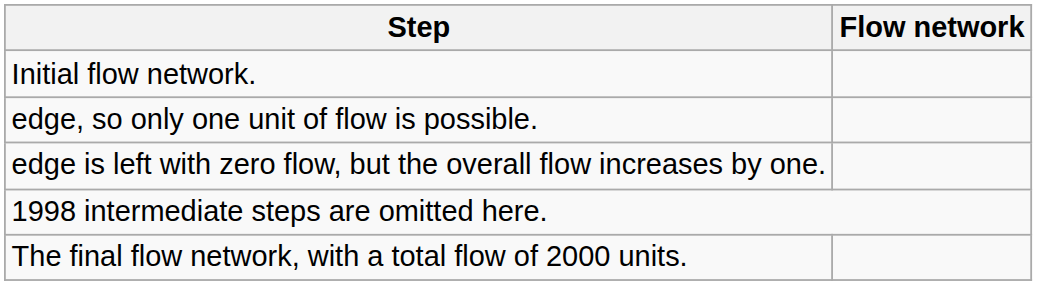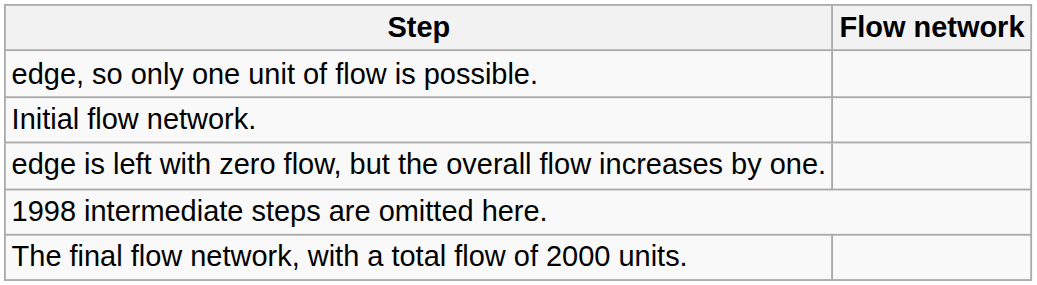rows swapped: (134, 73) <-> (275, 119)
